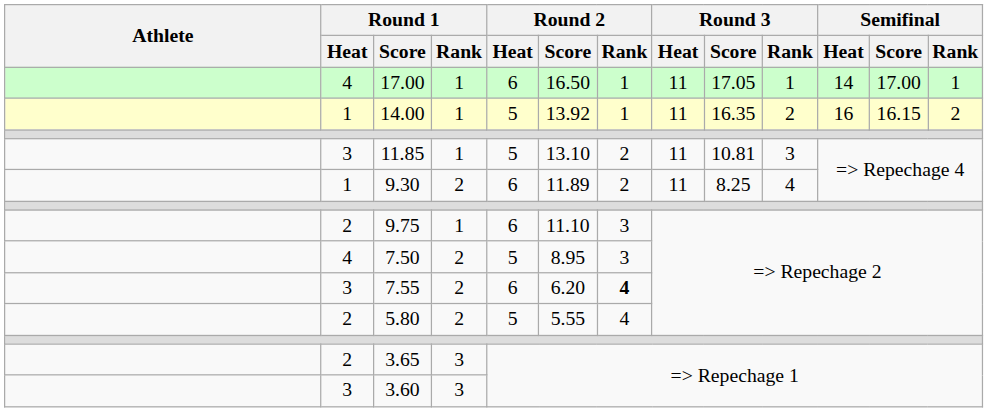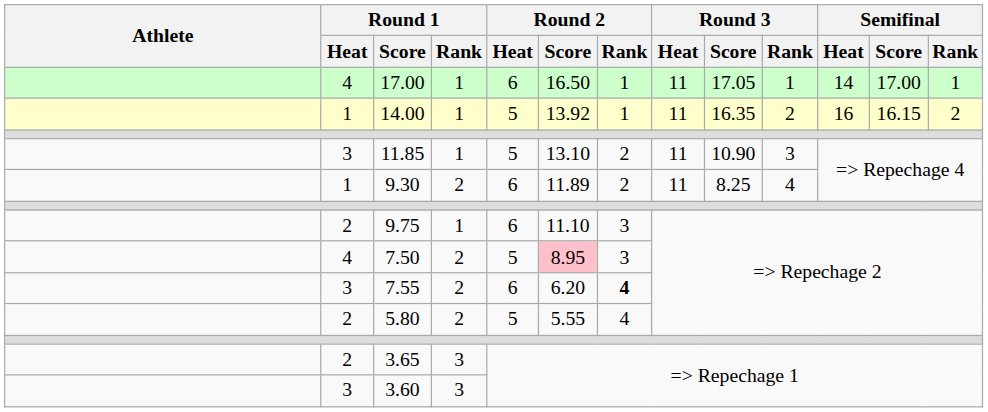(733, 154) 10.81 -> (733, 154) 10.90
(568, 256) no background -> (568, 256) pink background
